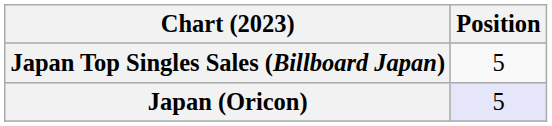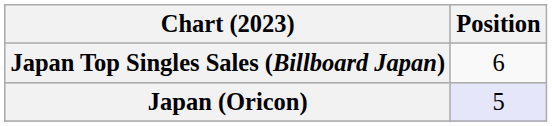(499, 62) 5 -> (499, 62) 6
